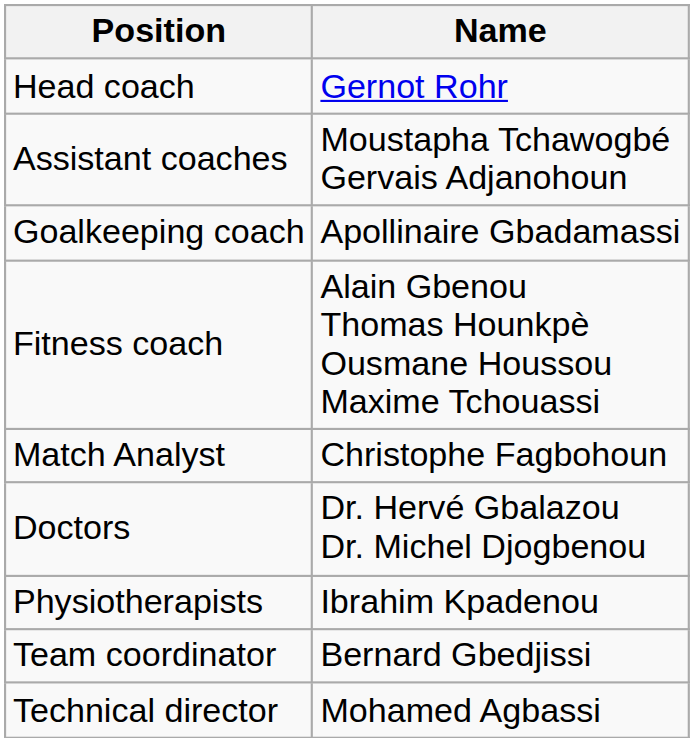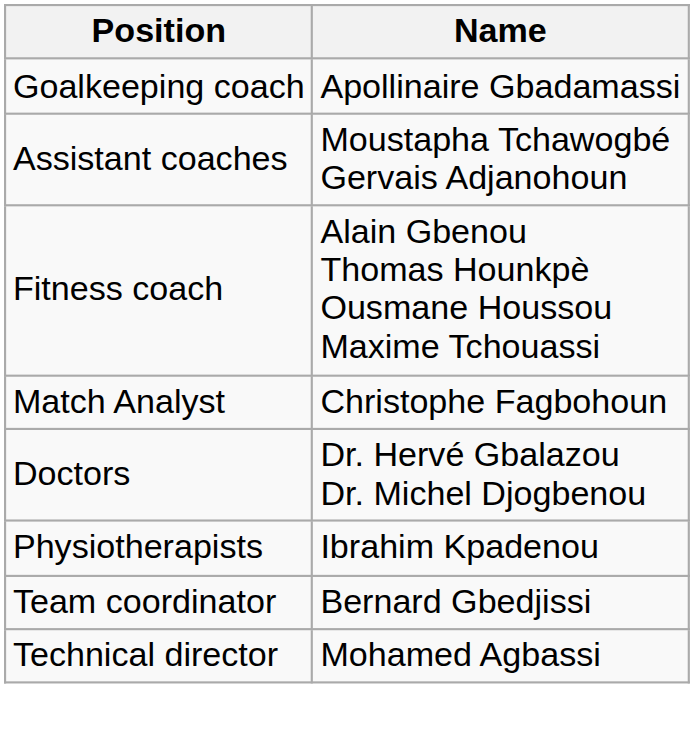- row: (104, 85)
rows swapped: (150, 158) <-> (159, 232)
